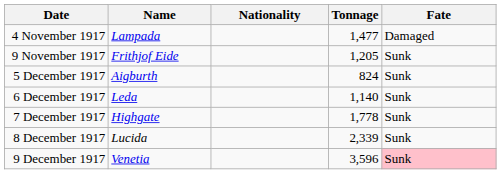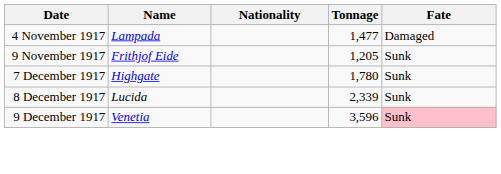- row: (59, 76)
- row: (59, 96)
(364, 117) 1,778 -> (364, 76) 1,780
